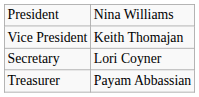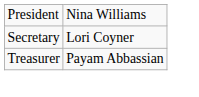- row: (48, 37)
